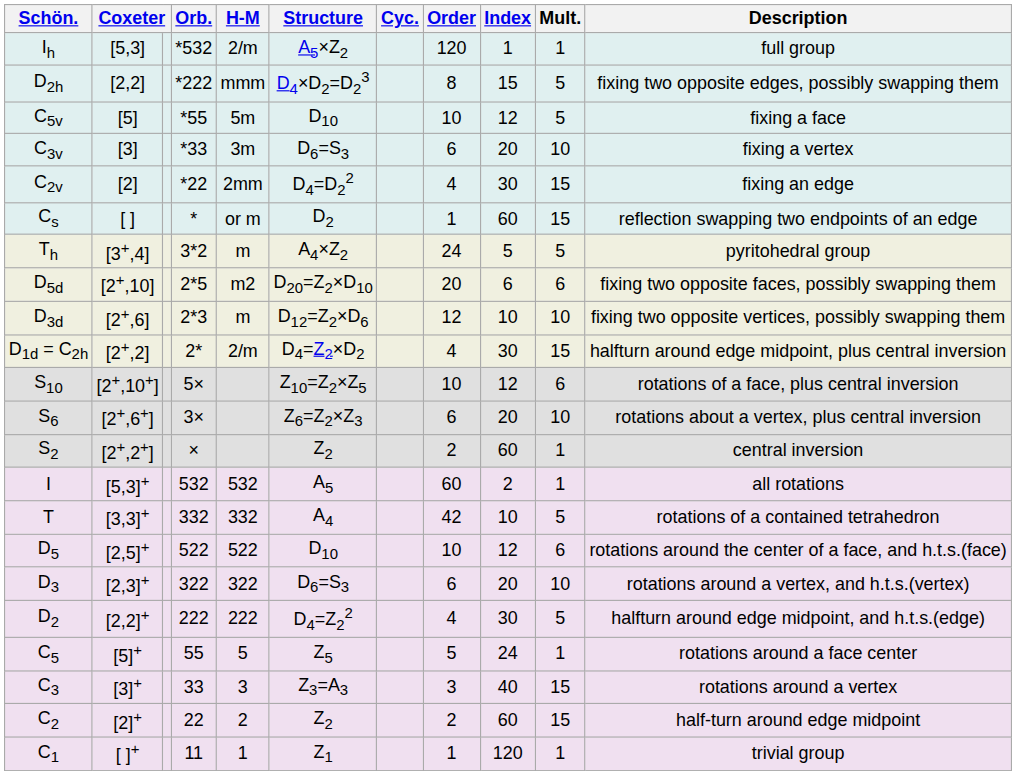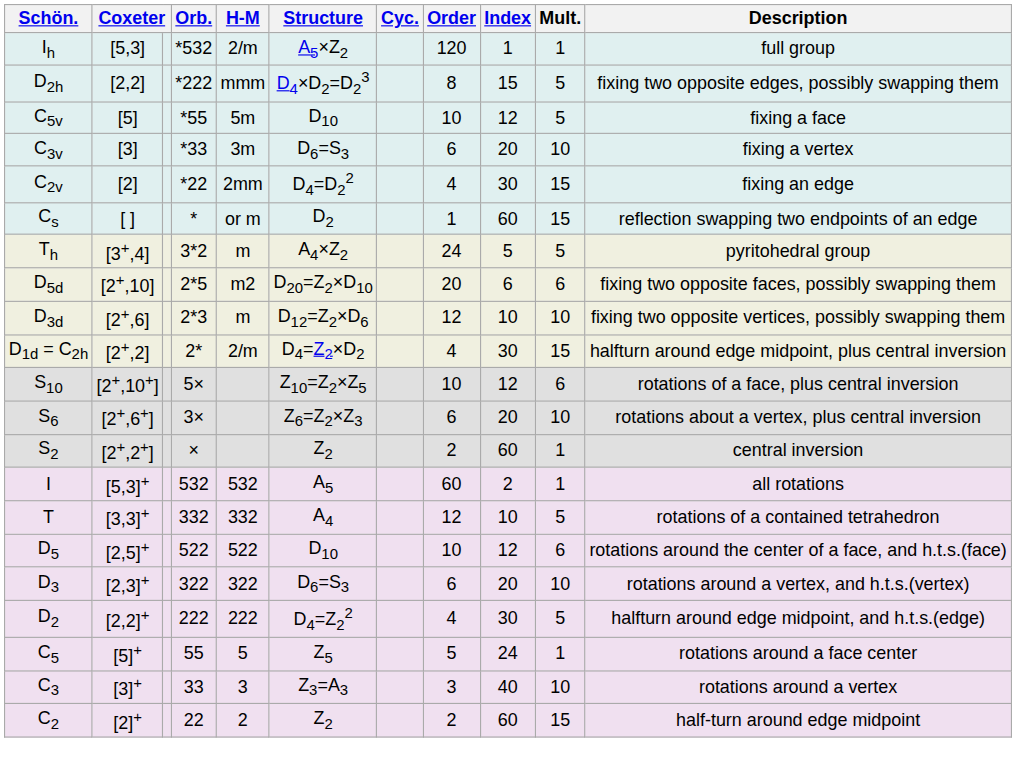(452, 517) 42 -> (452, 517) 12
(560, 687) 15 -> (560, 687) 10
- row: (48, 754)
